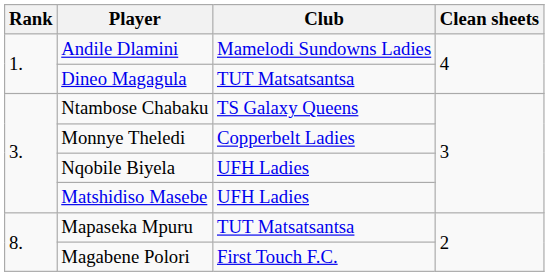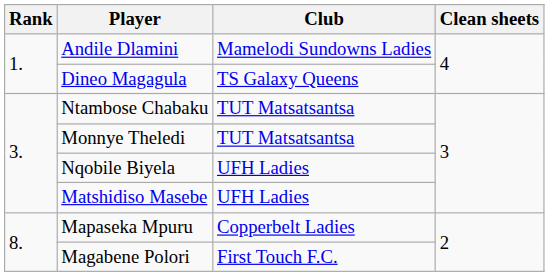(286, 78) TUT Matsatsantsa -> (288, 78) TS Galaxy Queens
(288, 108) TS Galaxy Queens -> (286, 108) TUT Matsatsantsa
(286, 138) Copperbelt Ladies -> (286, 138) TUT Matsatsantsa
(286, 227) TUT Matsatsantsa -> (286, 227) Copperbelt Ladies
